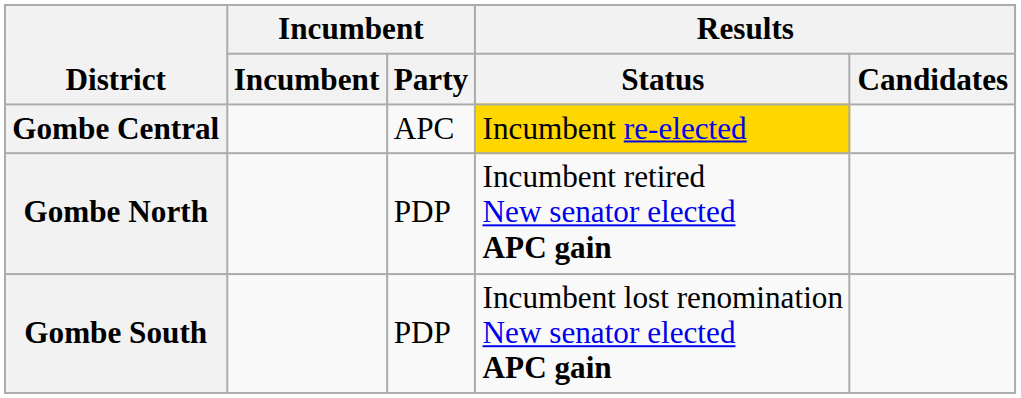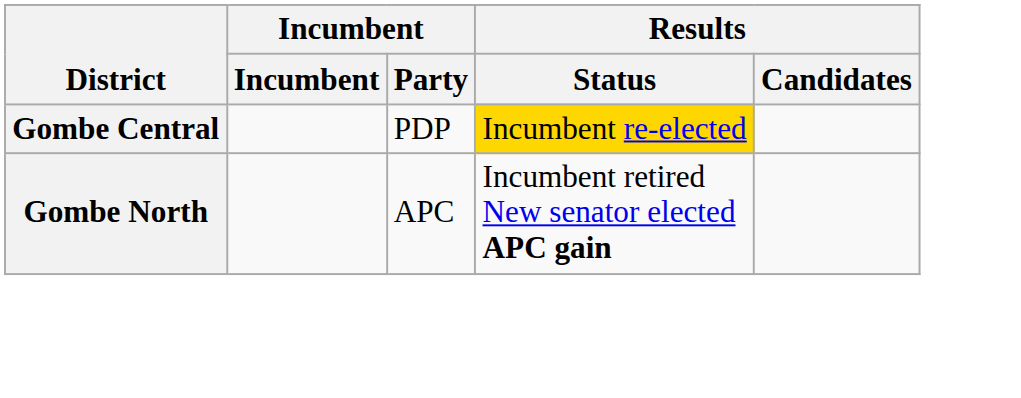(424, 128) APC -> (422, 128) PDP
(422, 212) PDP -> (424, 212) APC
- row: (116, 332)
